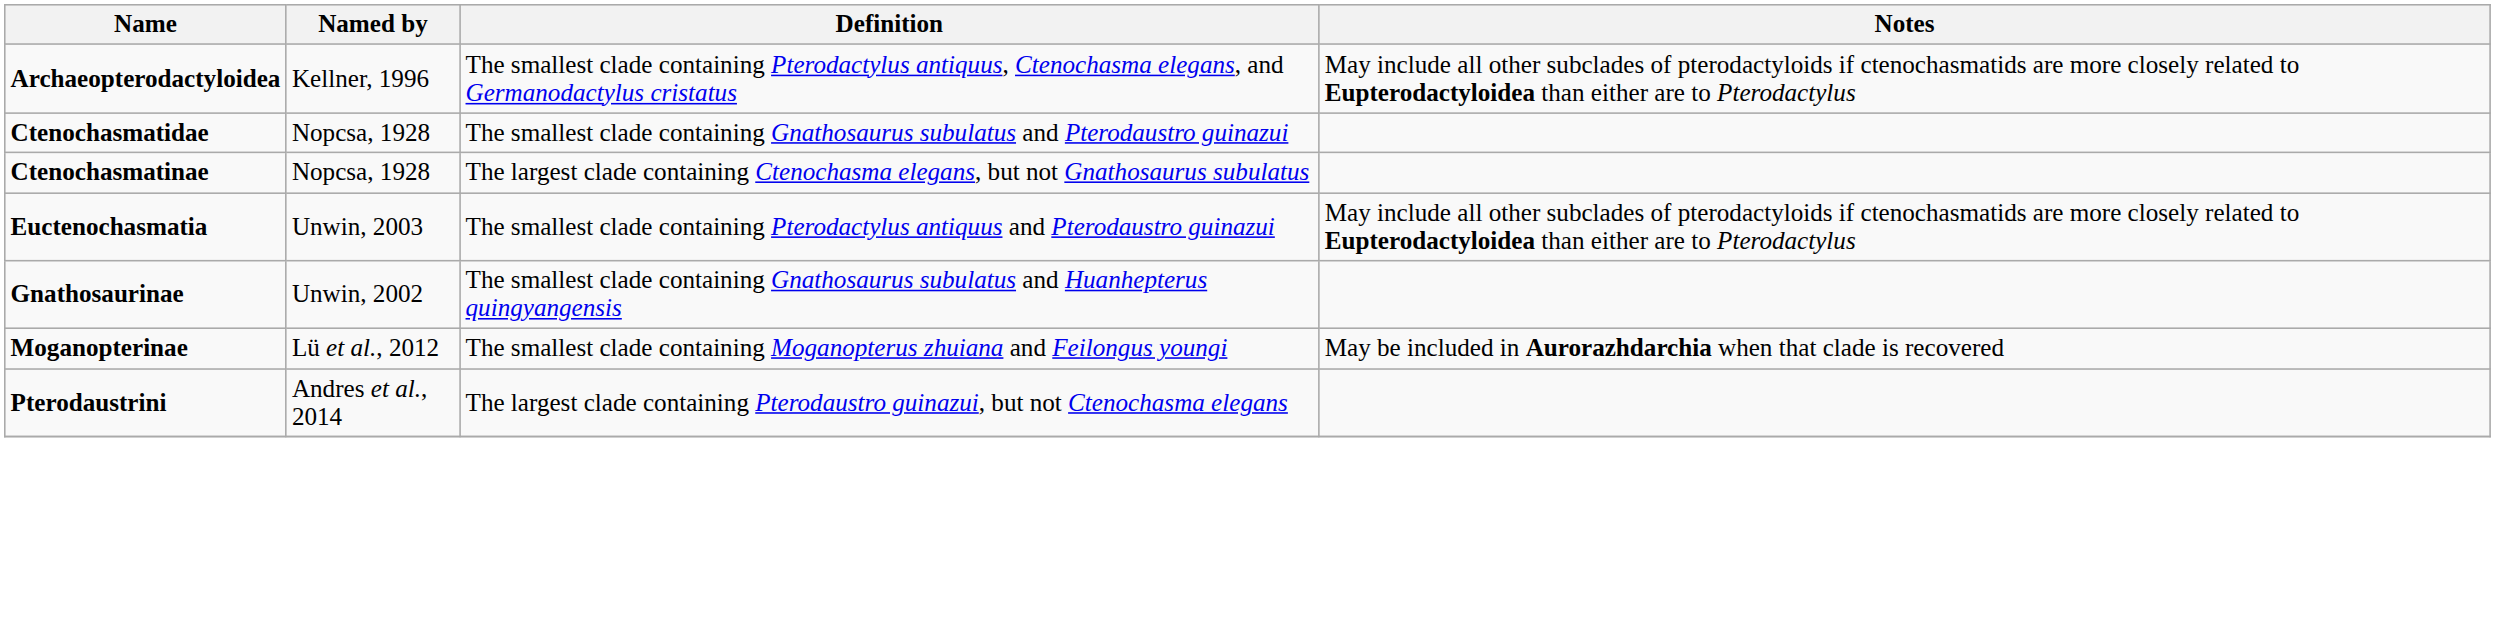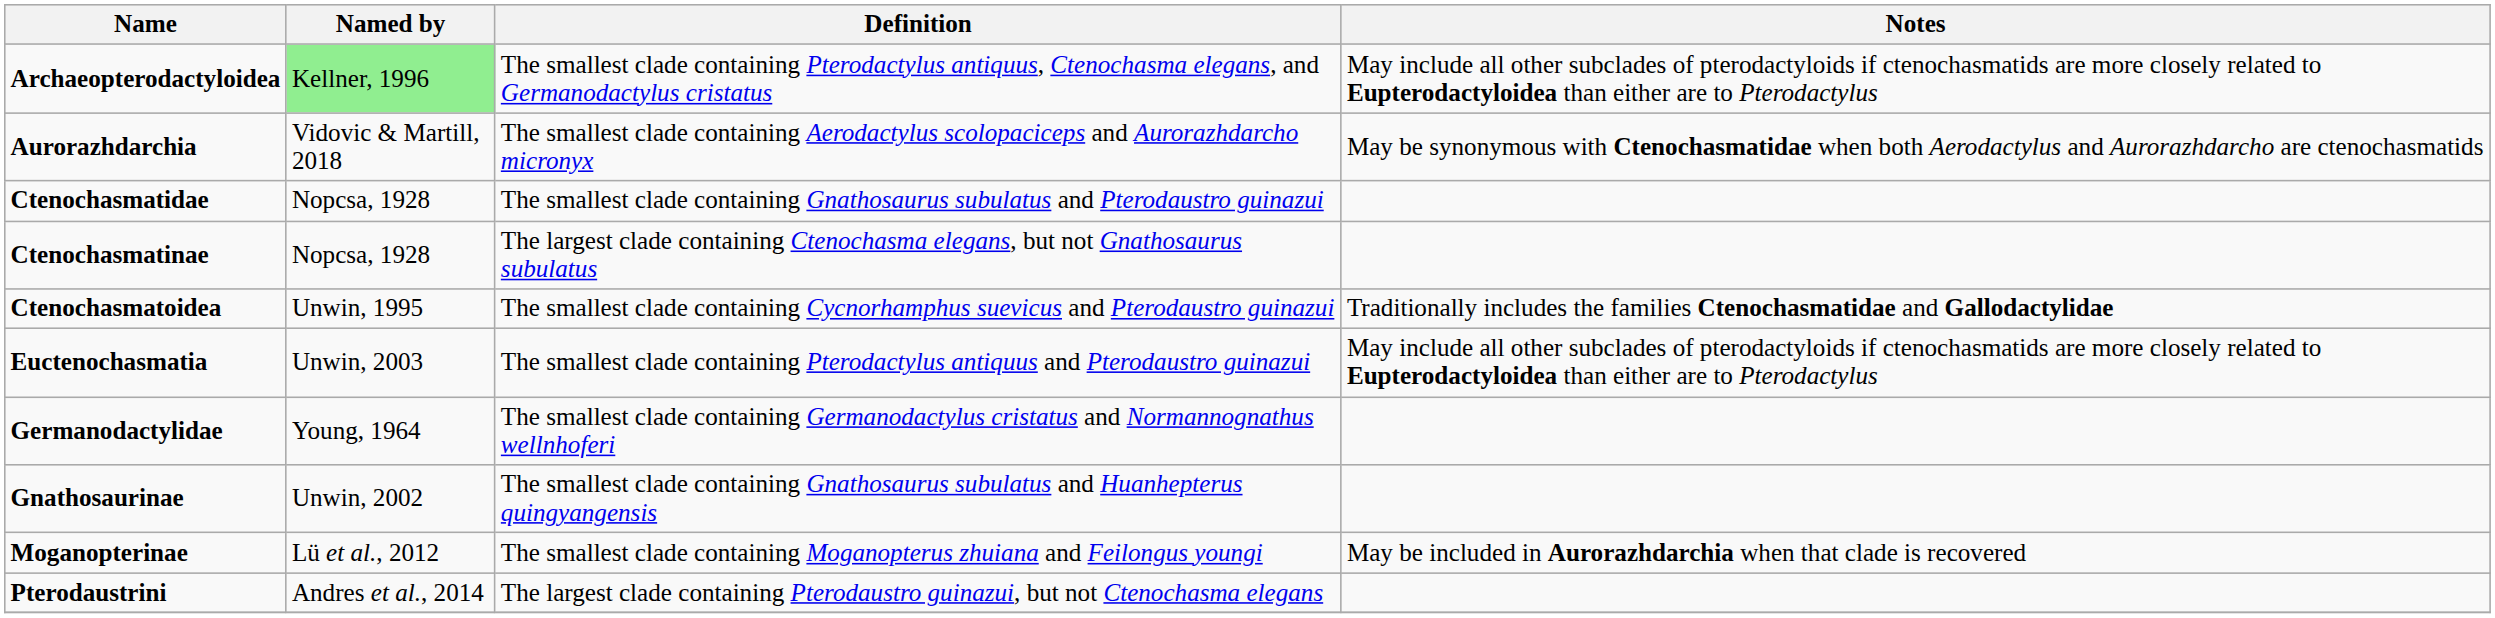(360, 78) no background -> (360, 78) lightgreen background
+ row: (104, 146)
+ row: (116, 308)
+ row: (117, 430)
